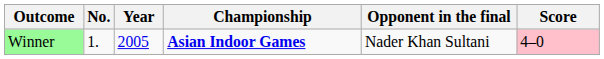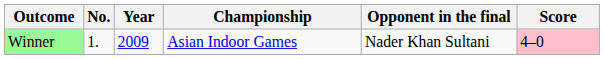(133, 41) 2005 -> (133, 41) 2009
(236, 41) bold -> (232, 41) normal
